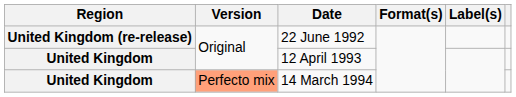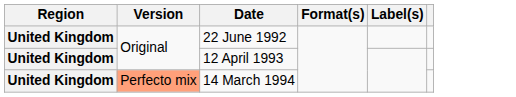(100, 37) United Kingdom (re-release) -> (61, 37) United Kingdom
